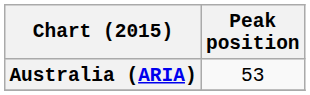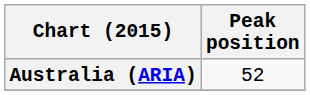(253, 75) 53 -> (253, 75) 52
